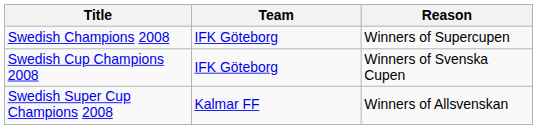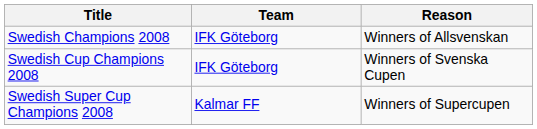(437, 37) Winners of Supercupen -> (436, 37) Winners of Allsvenskan
(436, 105) Winners of Allsvenskan -> (437, 105) Winners of Supercupen
